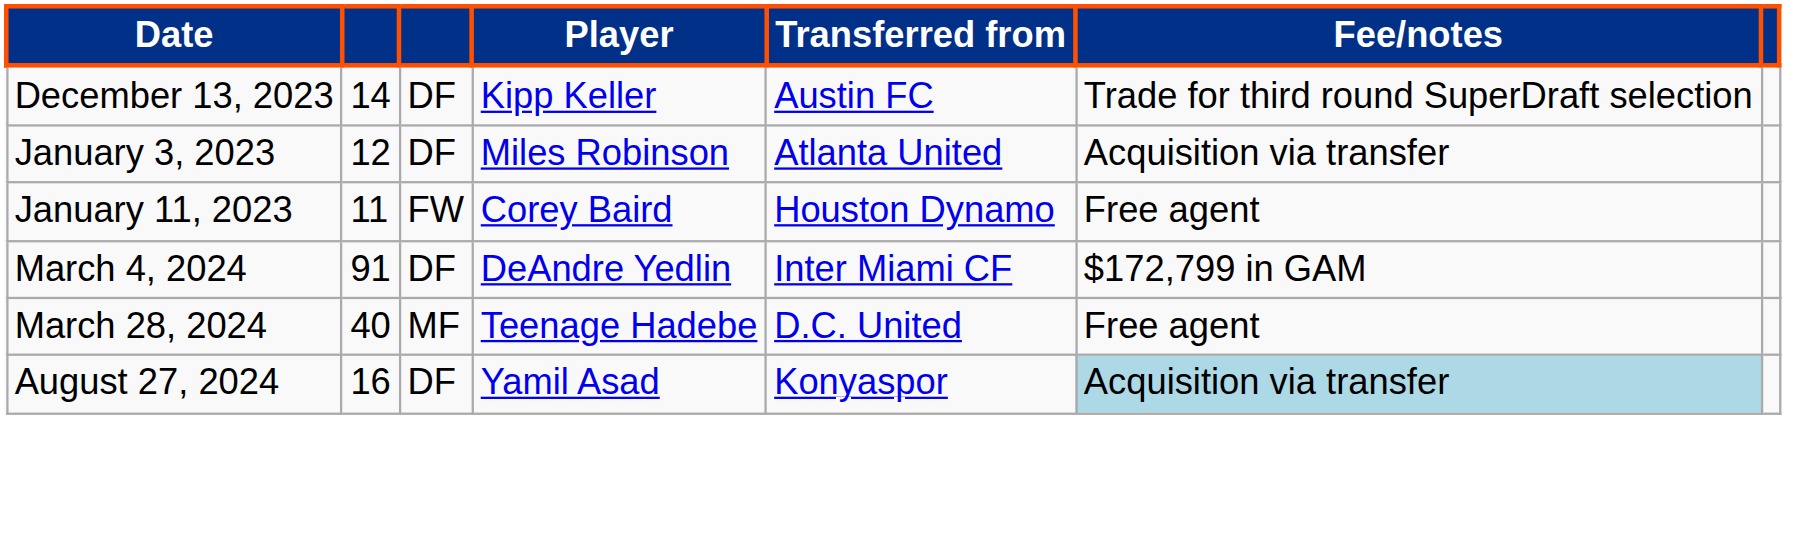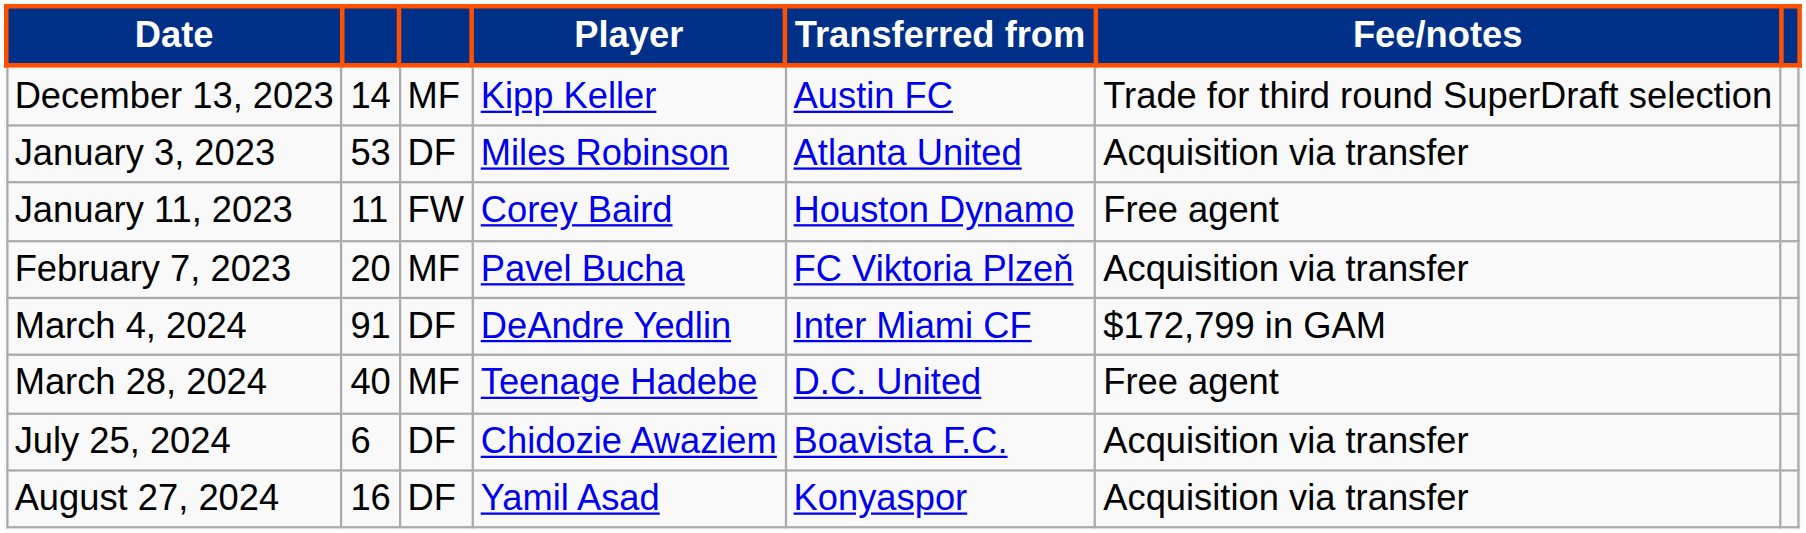(432, 95) DF -> (434, 95) MF
(371, 153) 12 -> (371, 153) 53
+ row: (153, 268)
+ row: (123, 441)
(1267, 383) lightblue background -> (1286, 498) no background
